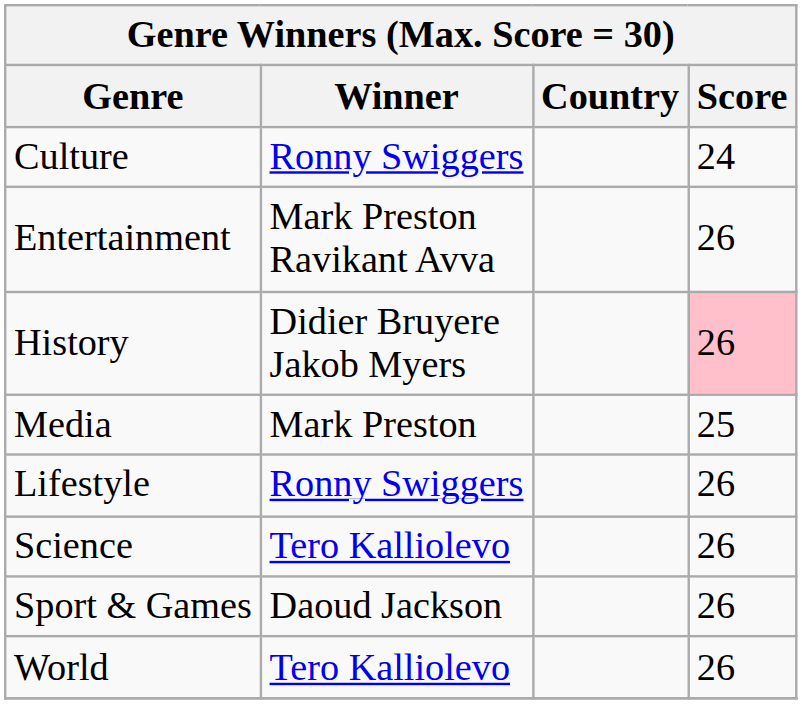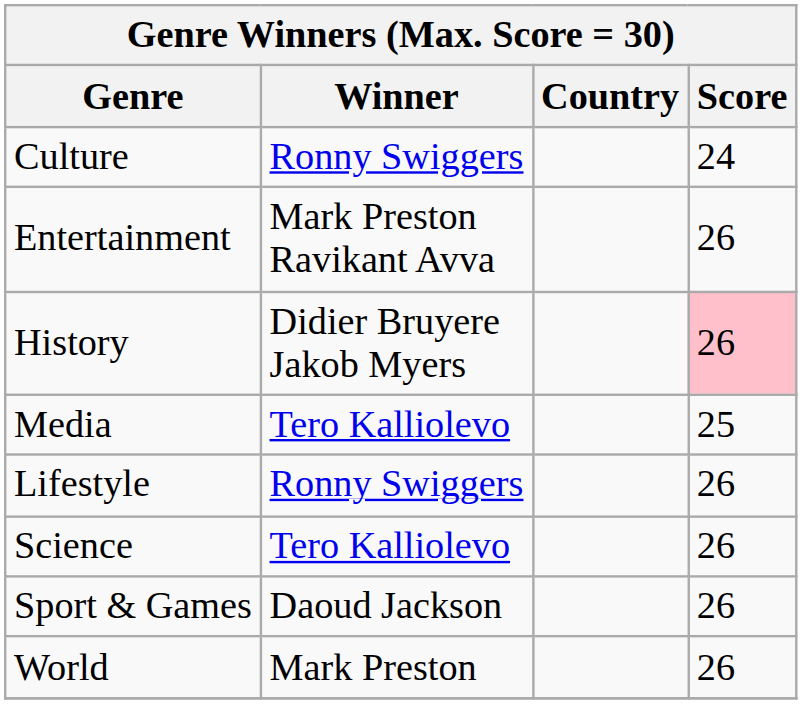(373, 424) Mark Preston -> (390, 424) Tero Kalliolevo
(390, 666) Tero Kalliolevo -> (373, 666) Mark Preston
